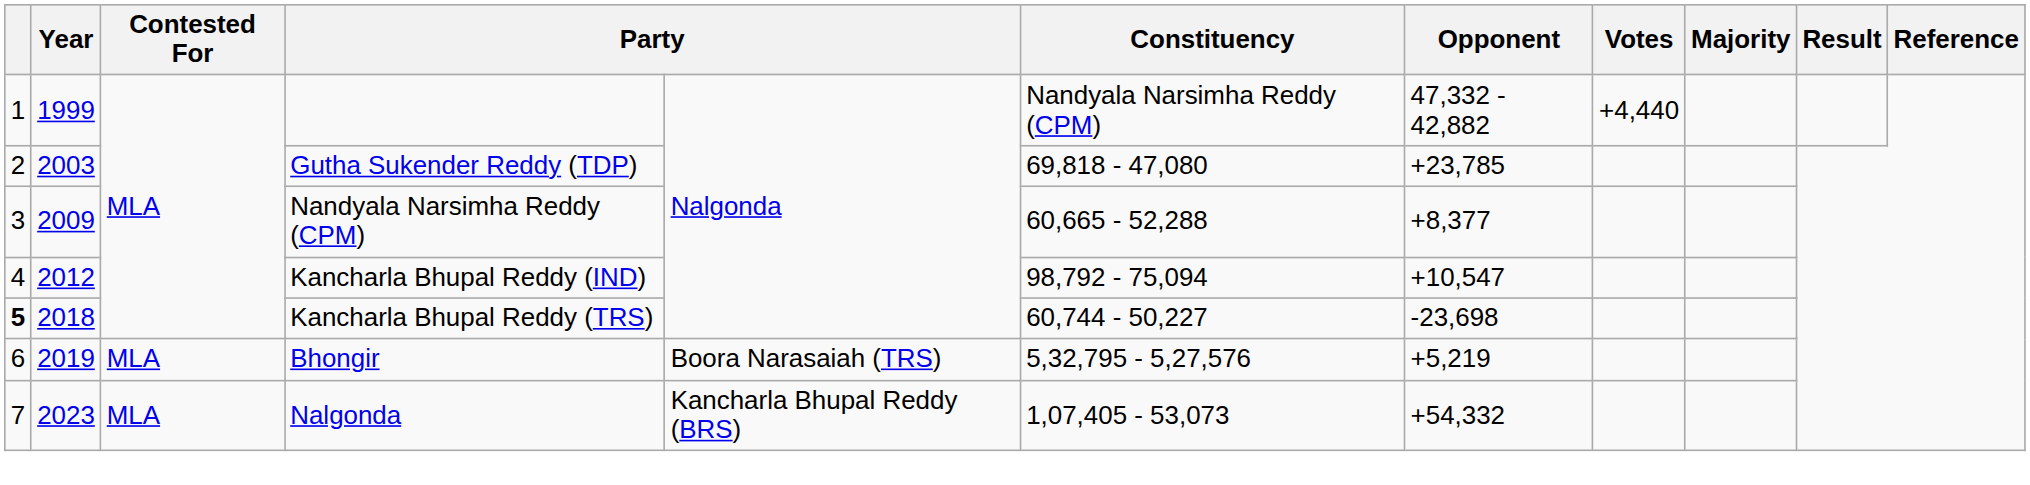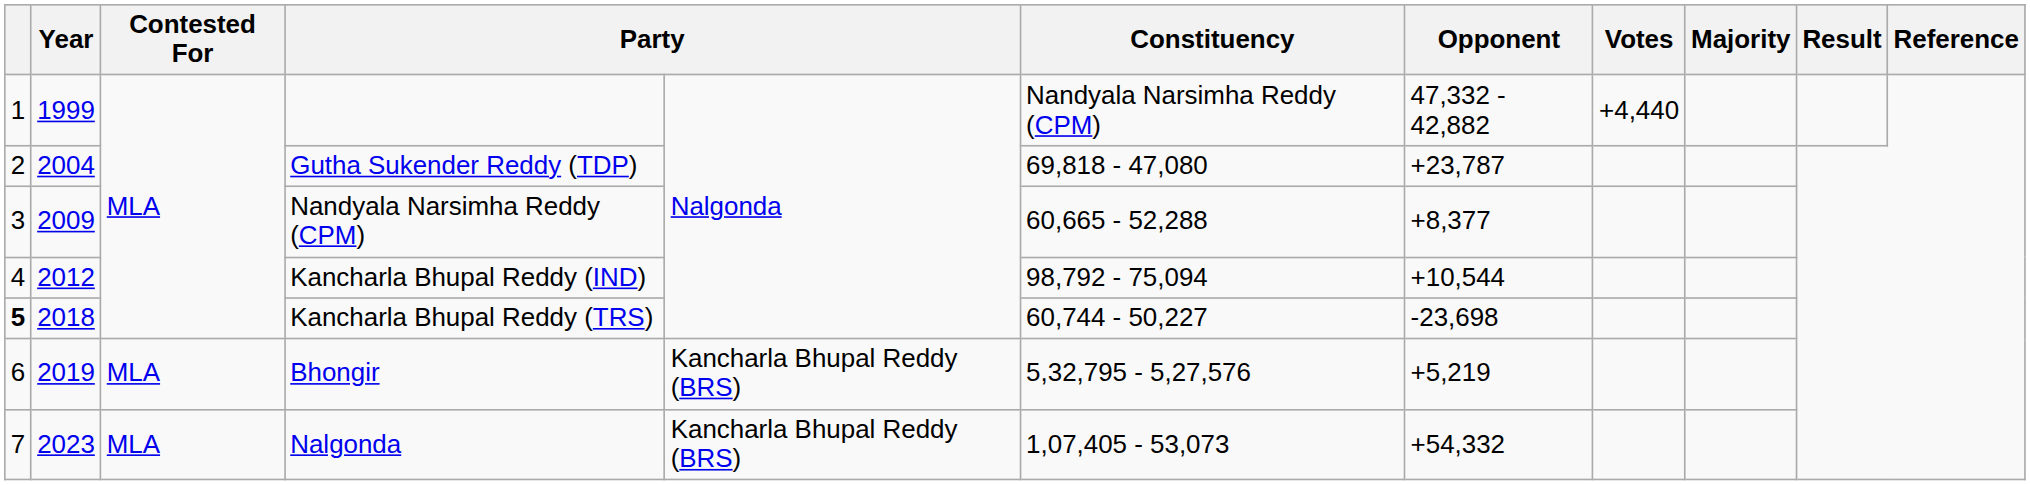(66, 165) 2003 -> (66, 165) 2004
(1458, 165) +23,785 -> (1458, 165) +23,787
(1458, 276) +10,547 -> (1458, 276) +10,544
(806, 359) Boora Narasaiah (TRS) -> (814, 373) Kancharla Bhupal Reddy (BRS)
